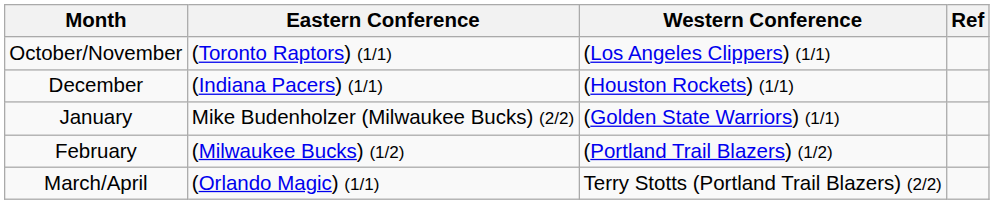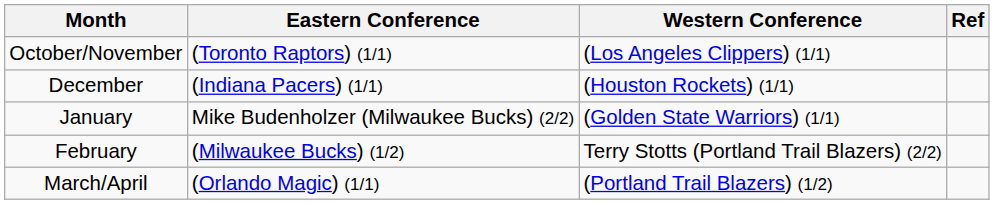(708, 150) (Portland Trail Blazers) (1/2) -> (763, 150) Terry Stotts (Portland Trail Blazers) (2/2)
(763, 183) Terry Stotts (Portland Trail Blazers) (2/2) -> (708, 183) (Portland Trail Blazers) (1/2)
